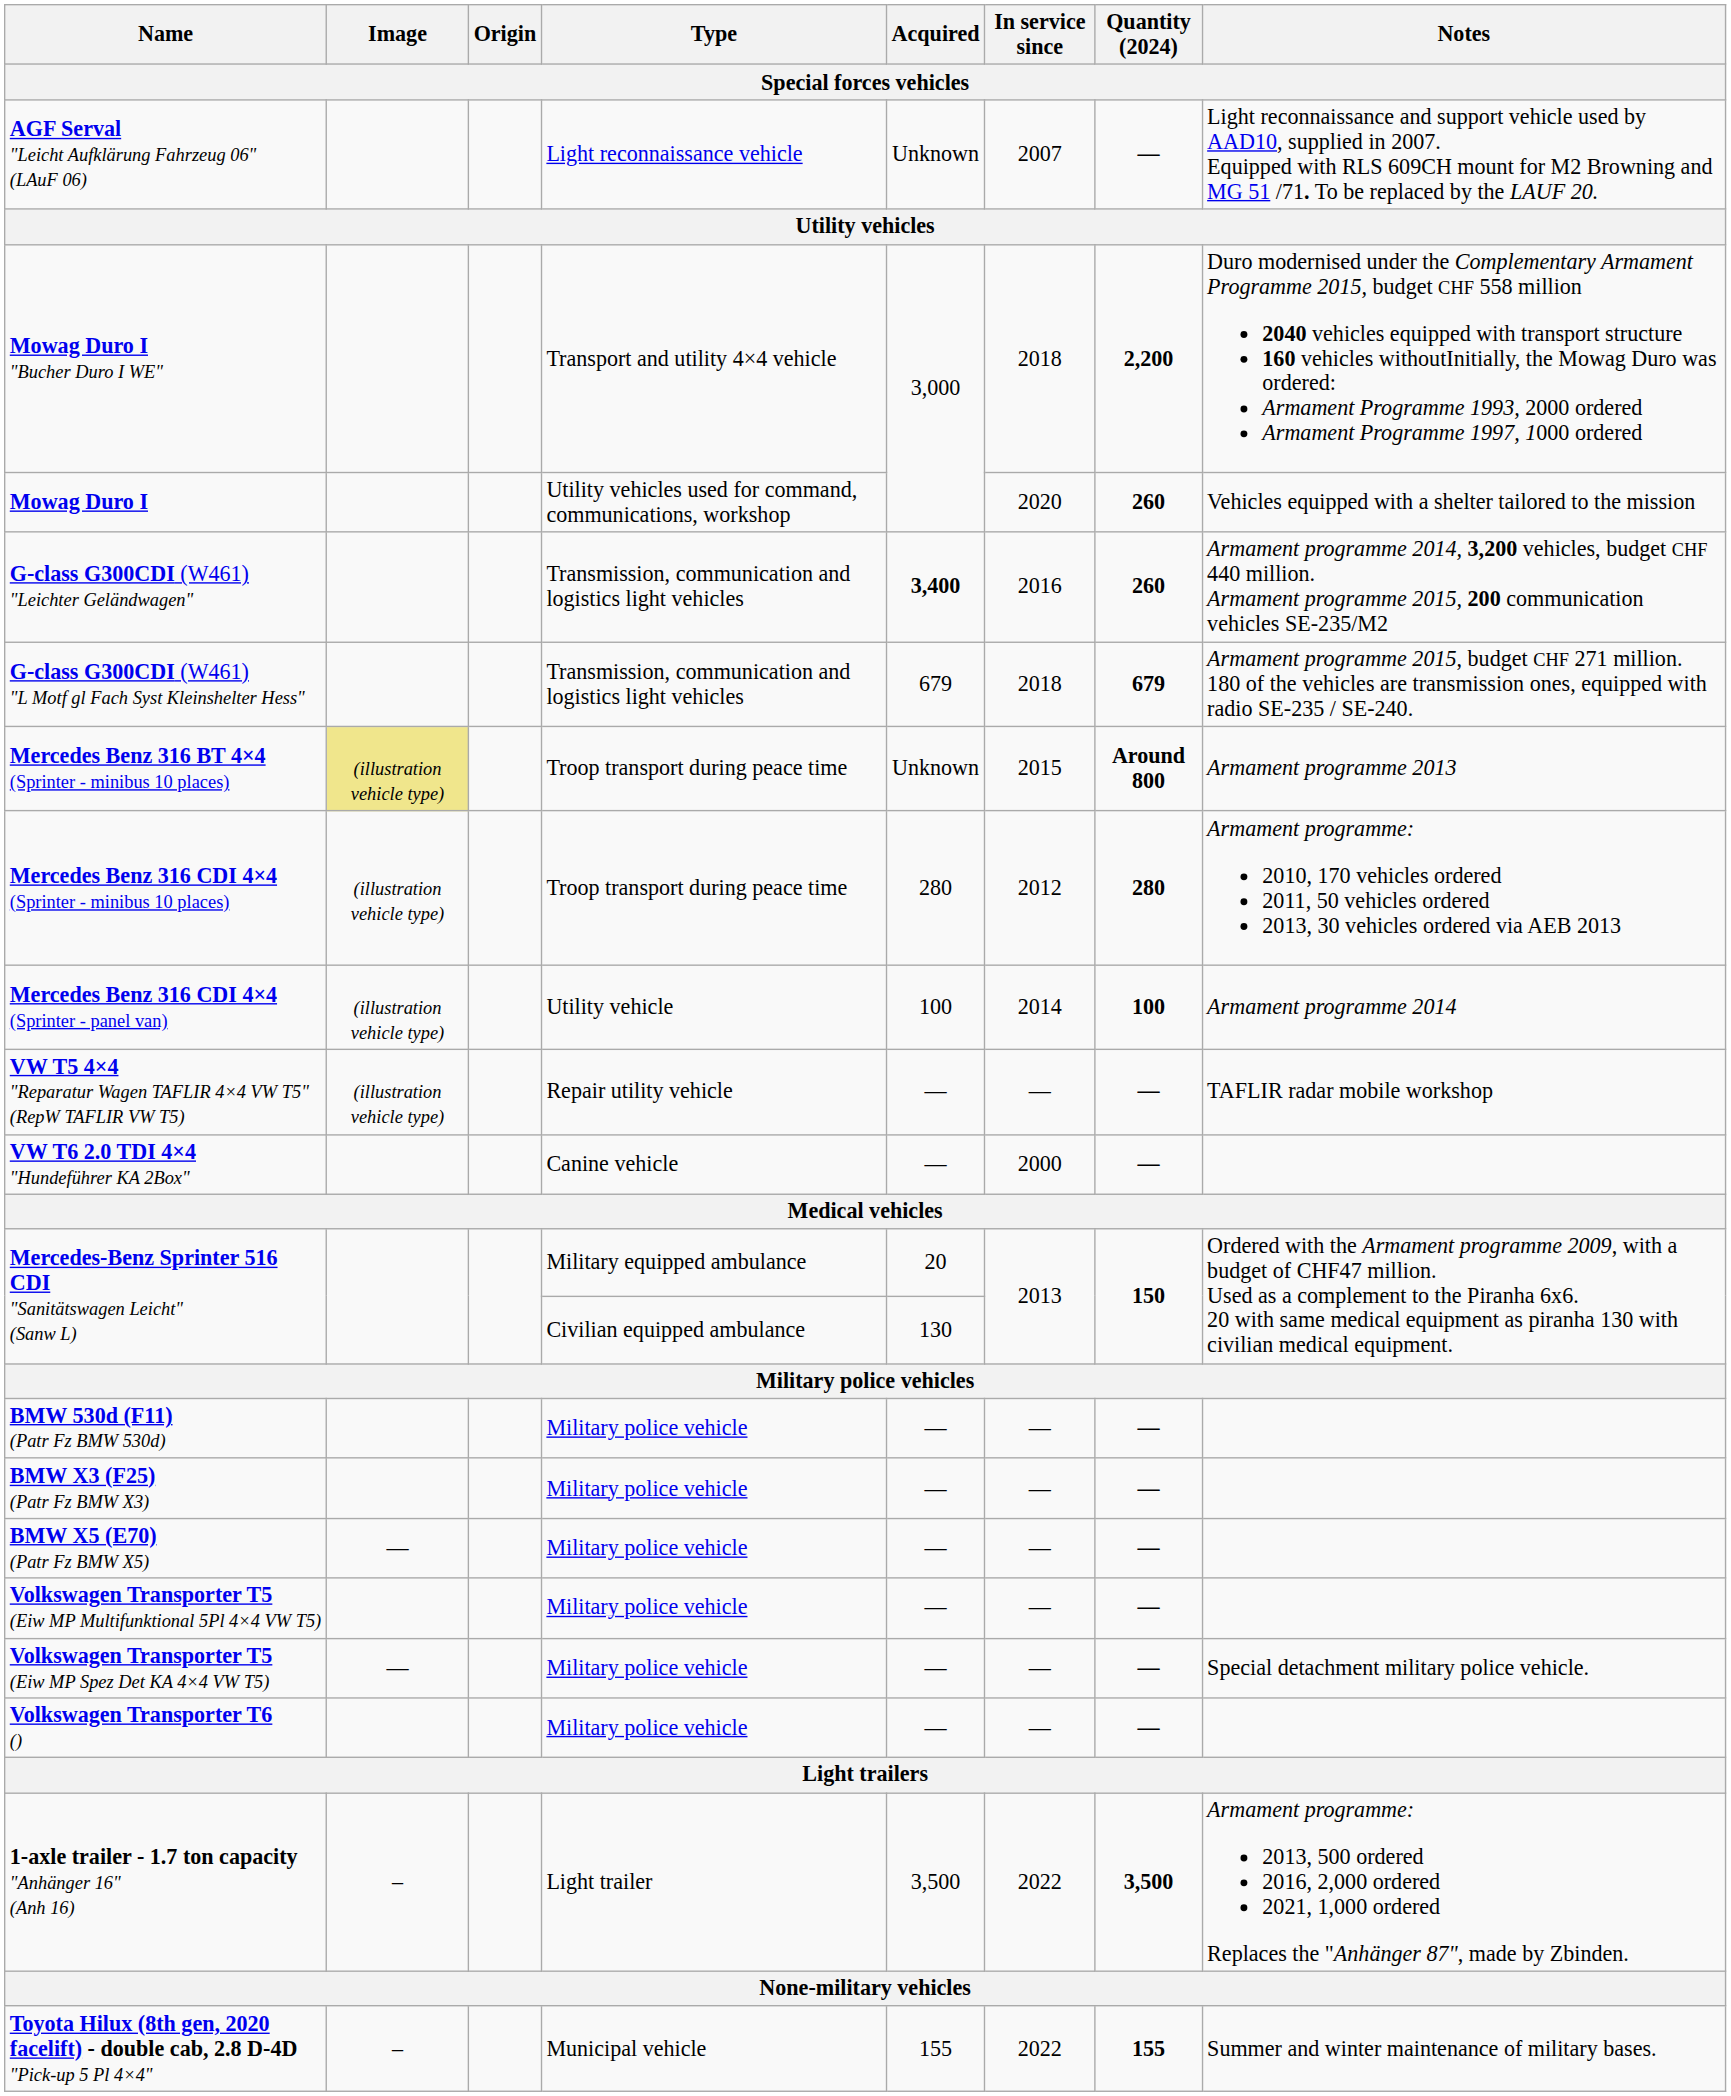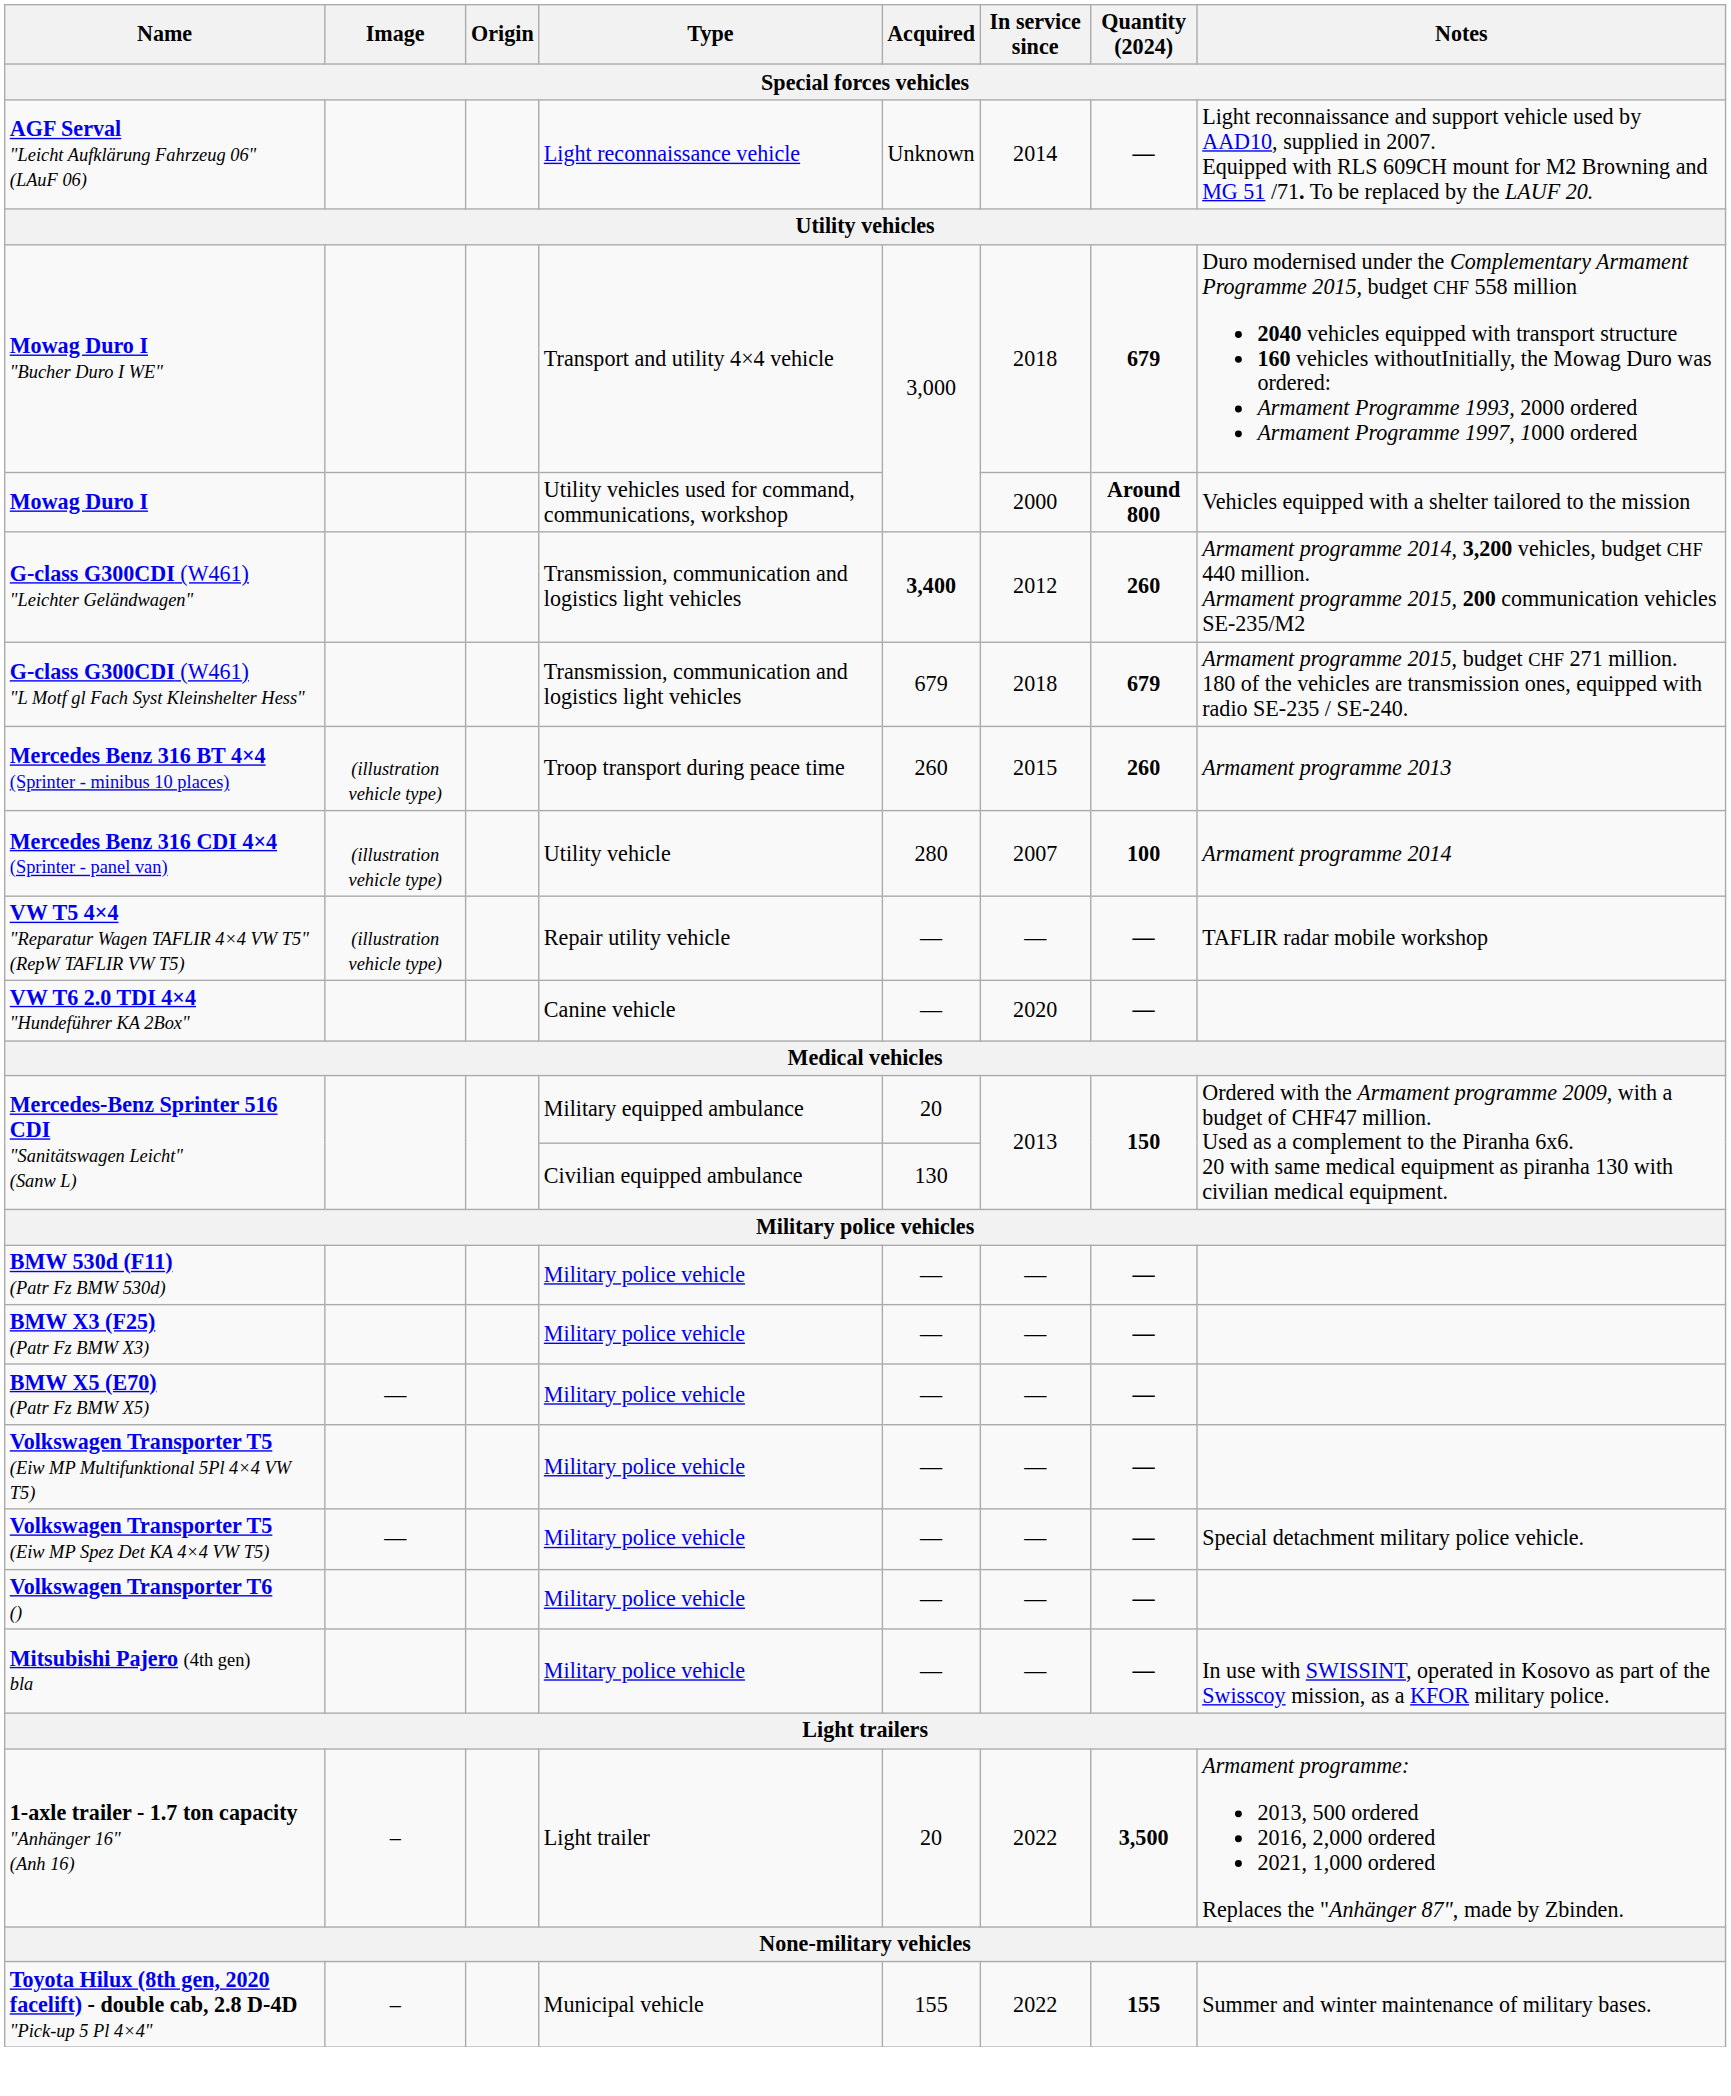(1040, 154) 2007 -> (1035, 154) 2014
(1149, 358) 2,200 -> (1144, 358) 679
(1040, 502) 2020 -> (1035, 502) 2000
(1149, 502) 260 -> (1144, 502) Around 800
(1040, 586) 2016 -> (1035, 586) 2012
(398, 781) khaki background -> (395, 781) no background
(936, 768) Unknown -> (931, 768) 260
(1149, 768) Around 800 -> (1144, 768) 260
- row: (143, 887)
(936, 1006) 100 -> (931, 853) 280
(1040, 1006) 2014 -> (1035, 853) 2007
(1040, 1163) 2000 -> (1035, 1010) 2020
+ row: (130, 1670)
(936, 1881) 3,500 -> (931, 1837) 20
